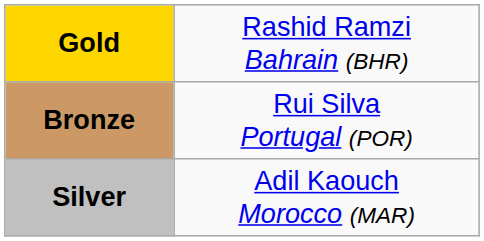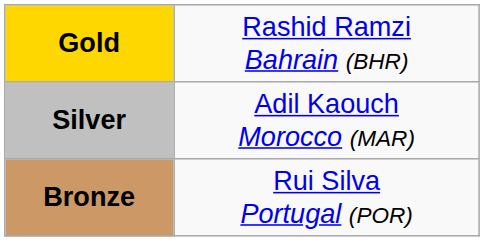rows swapped: (89, 196) <-> (89, 119)
